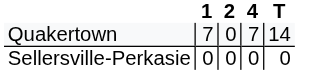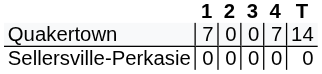+ column: (252, 11)
